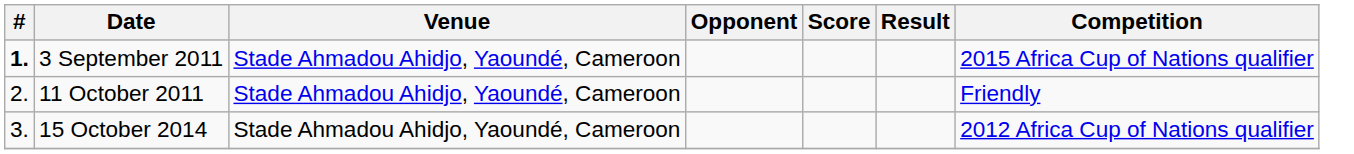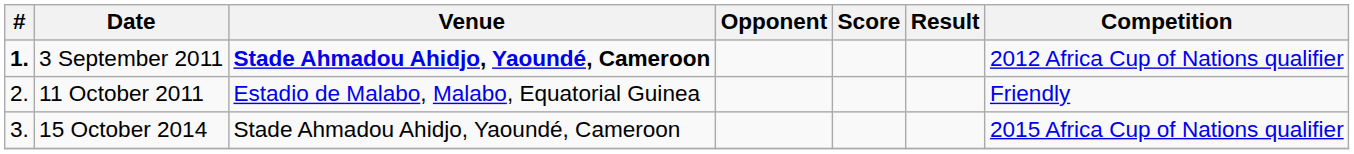(457, 58) normal -> (472, 58) bold
(1137, 58) 2015 Africa Cup of Nations qualifier -> (1167, 58) 2012 Africa Cup of Nations qualifier
(457, 93) Stade Ahmadou Ahidjo, Yaoundé, Cameroon -> (467, 93) Estadio de Malabo, Malabo, Equatorial Guinea
(1137, 129) 2012 Africa Cup of Nations qualifier -> (1167, 129) 2015 Africa Cup of Nations qualifier
